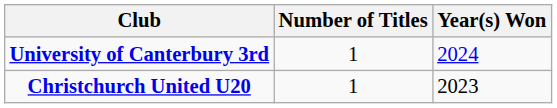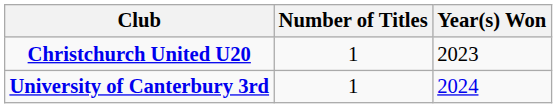rows swapped: (139, 86) <-> (139, 53)
